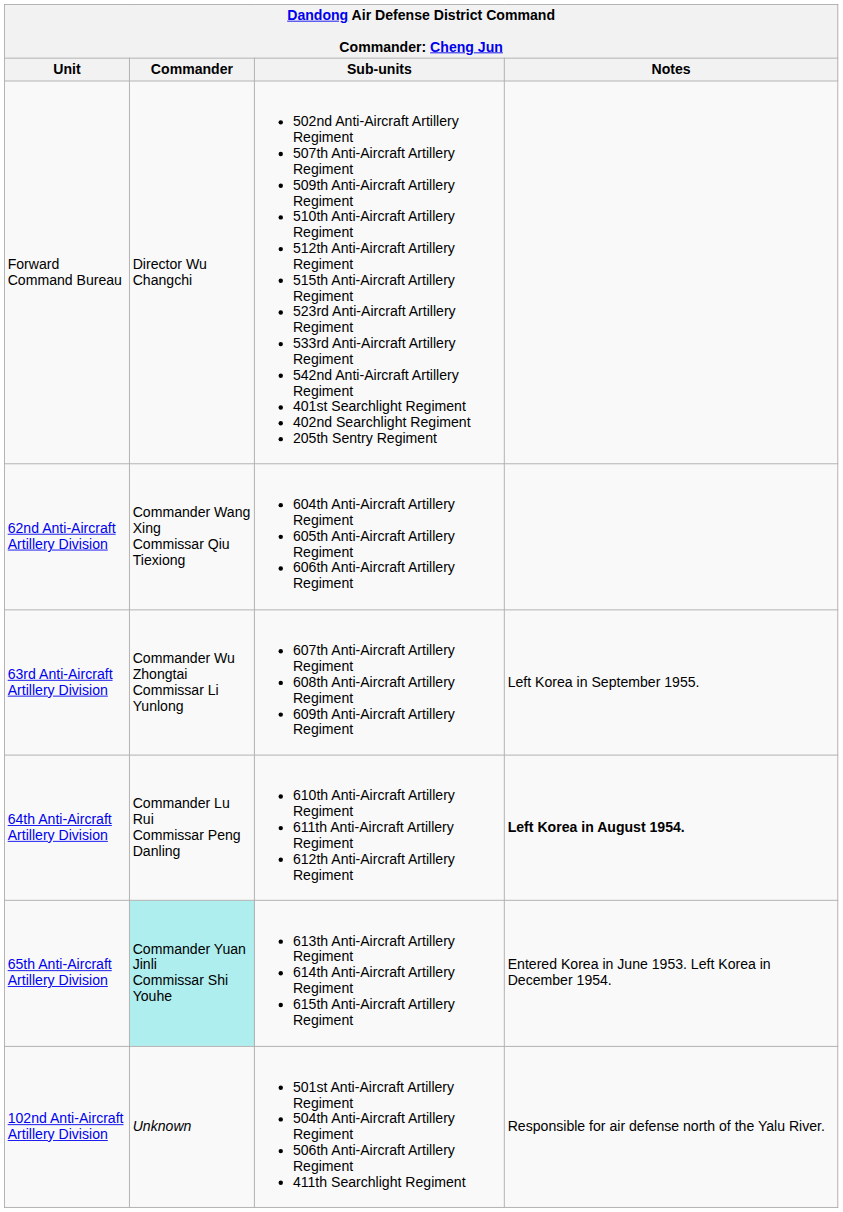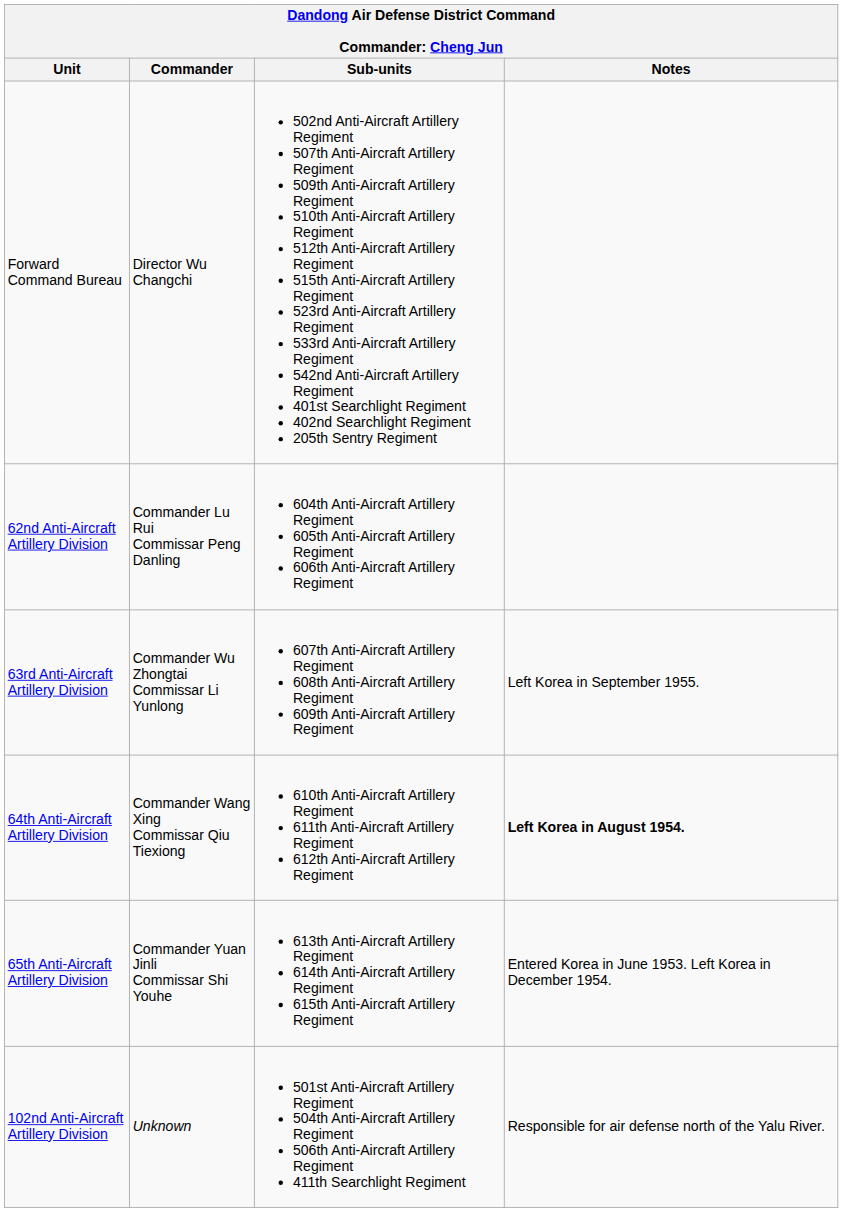(192, 536) Commander Wang Xing Commissar Qiu Tiexiong -> (187, 536) Commander Lu Rui Commissar Peng Danling
(187, 827) Commander Lu Rui Commissar Peng Danling -> (192, 827) Commander Wang Xing Commissar Qiu Tiexiong
(189, 973) paleturquoise background -> (189, 973) no background
